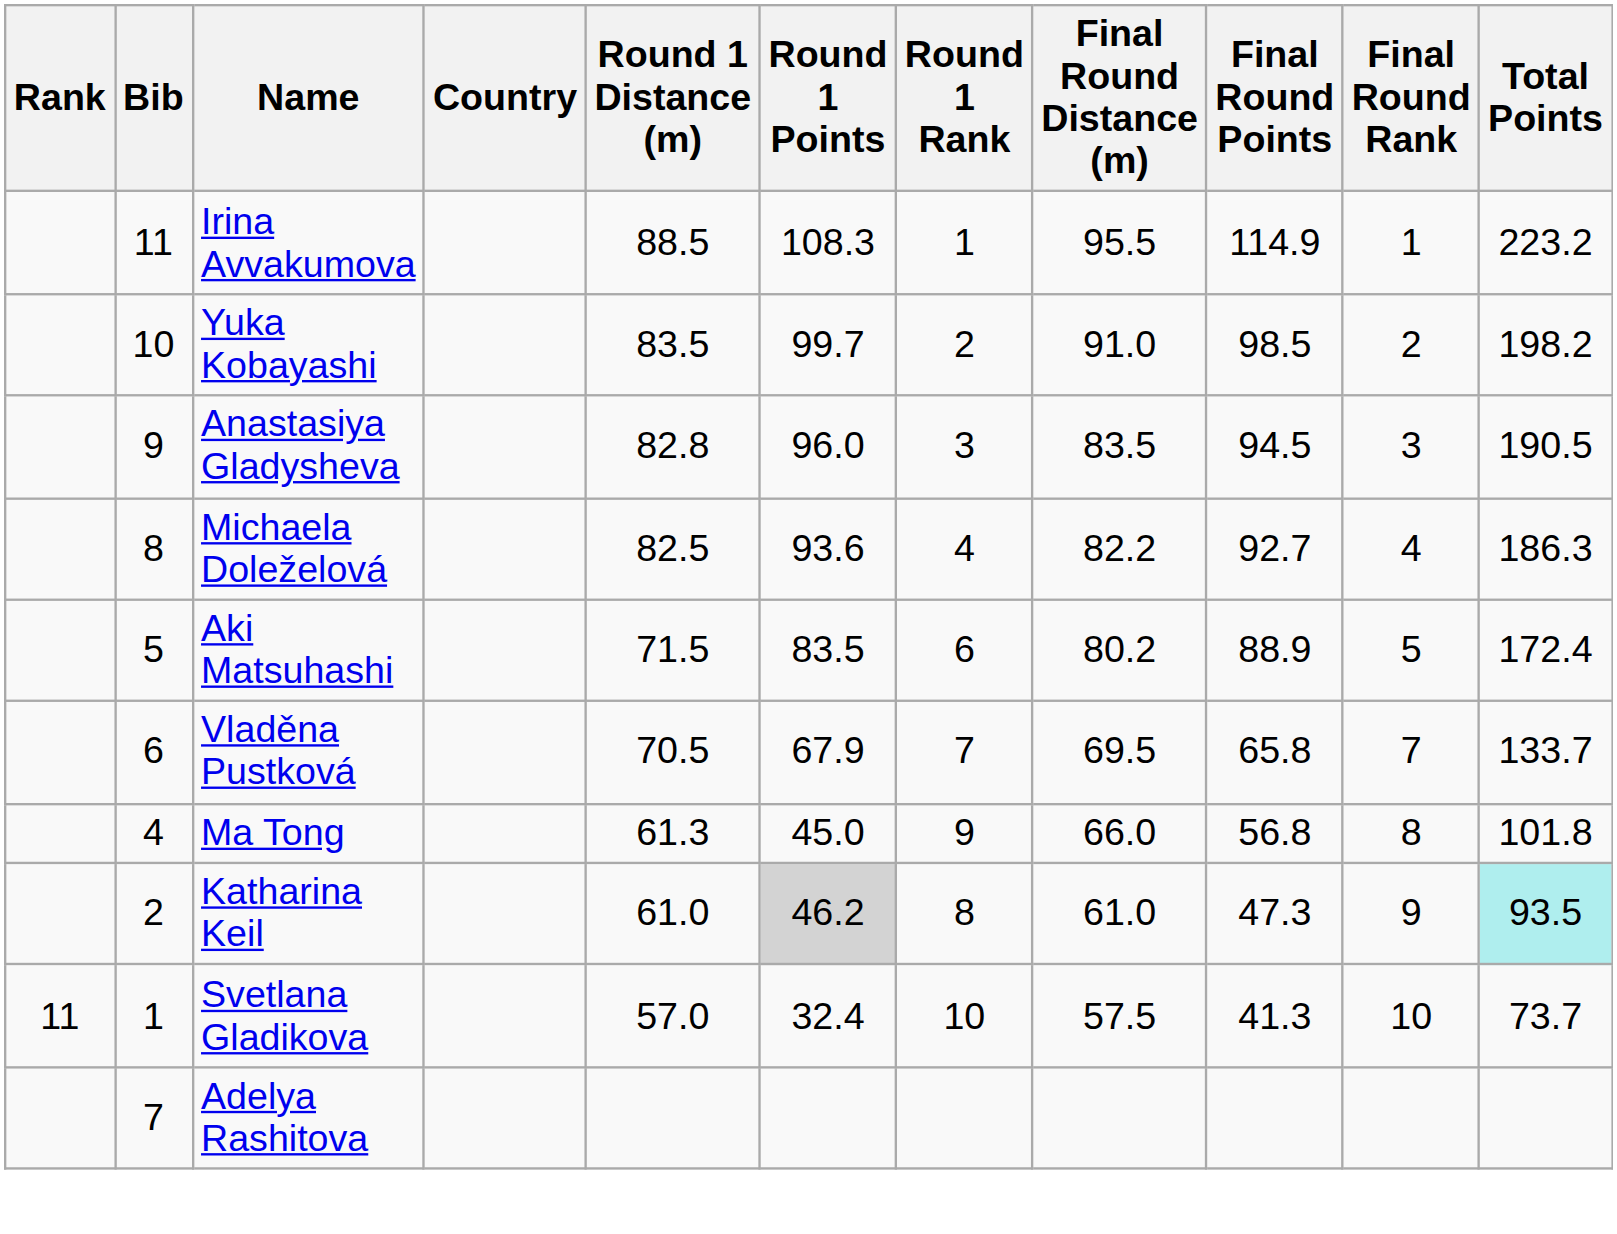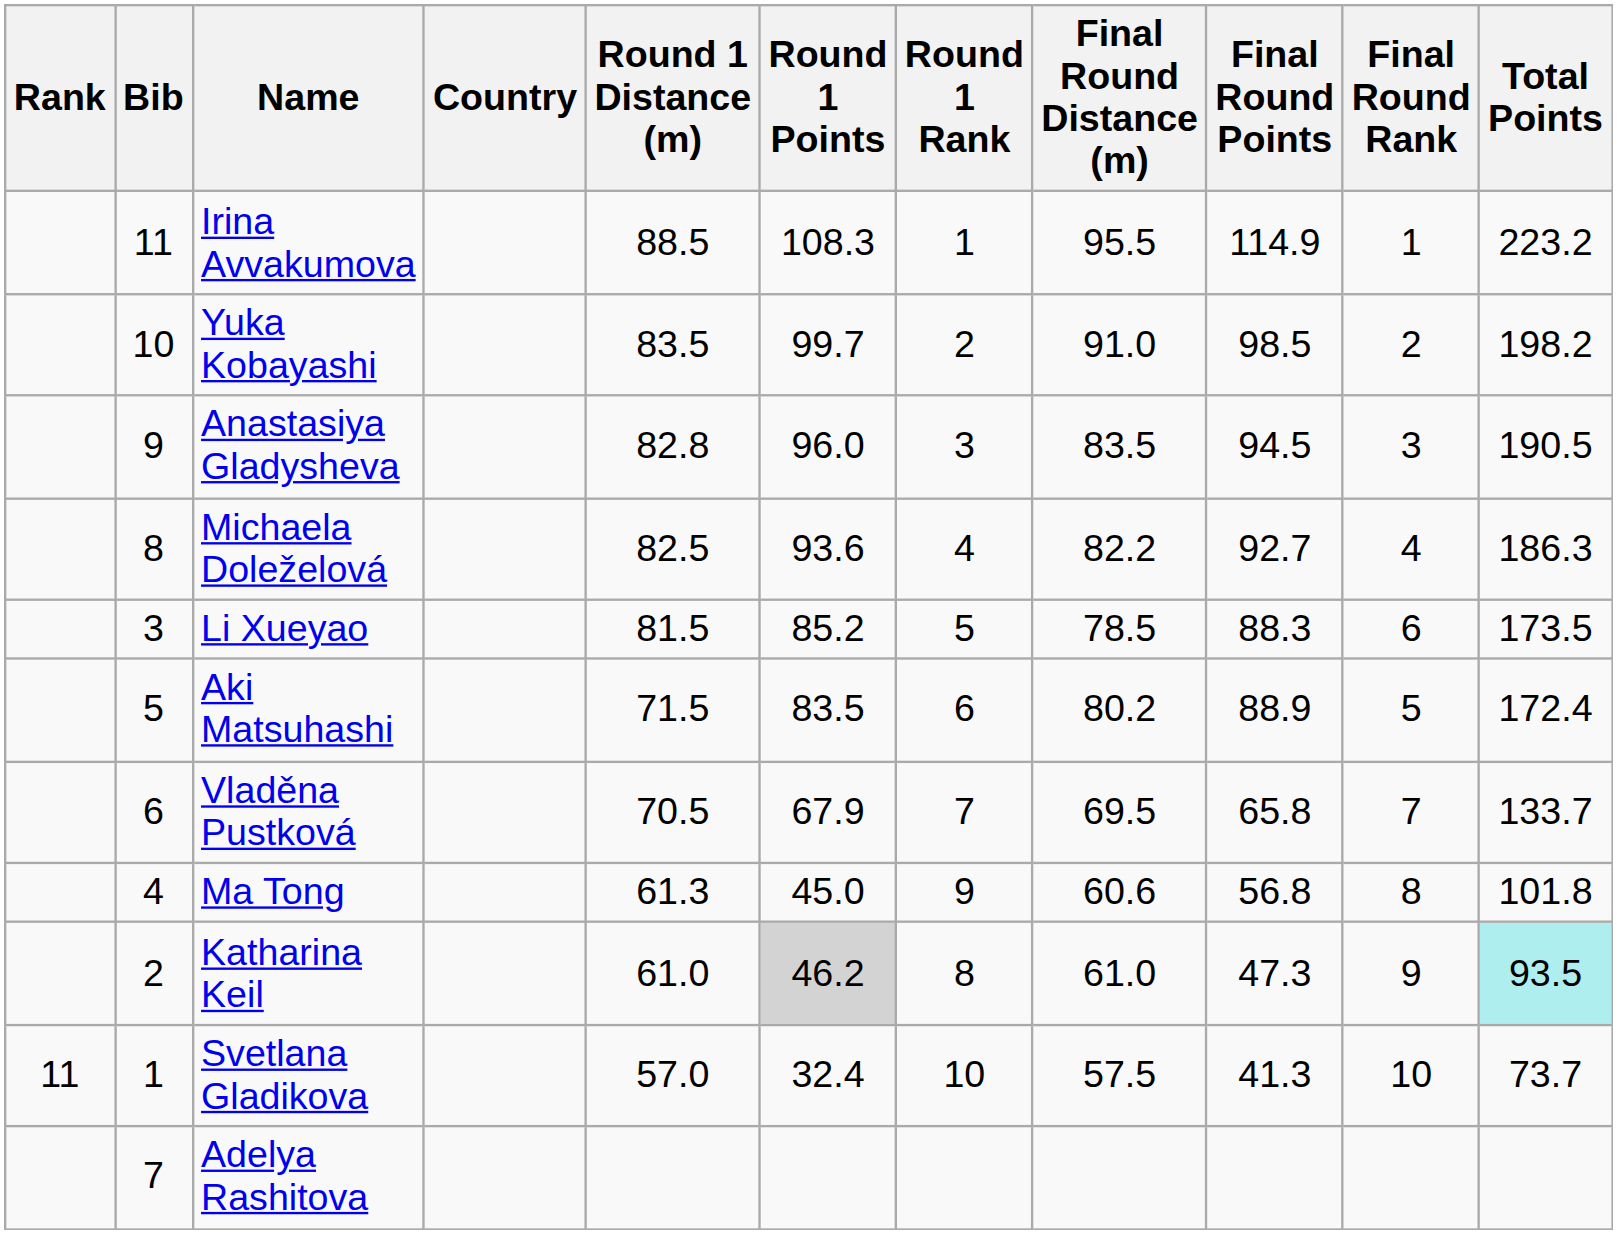+ row: (285, 628)
(1120, 832) 66.0 -> (1120, 892) 60.6
